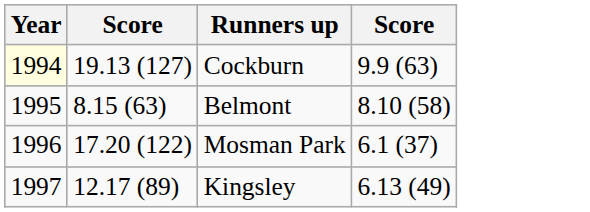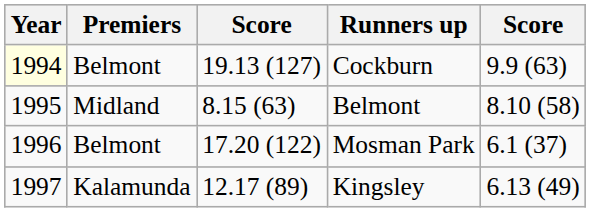+ column: (132, 24)
